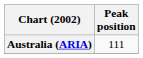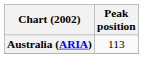(116, 44) 111 -> (116, 44) 113
